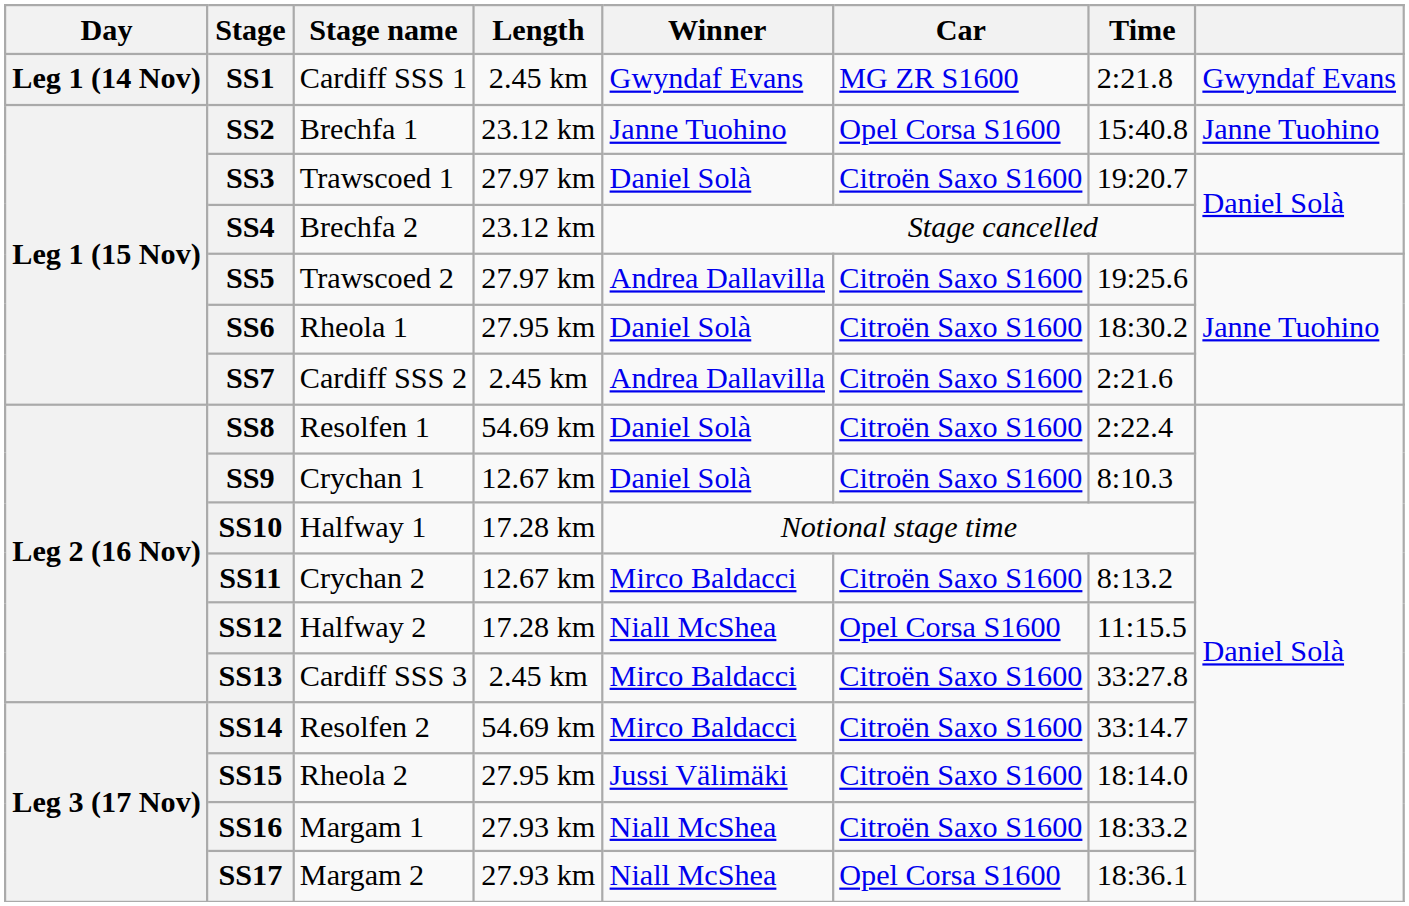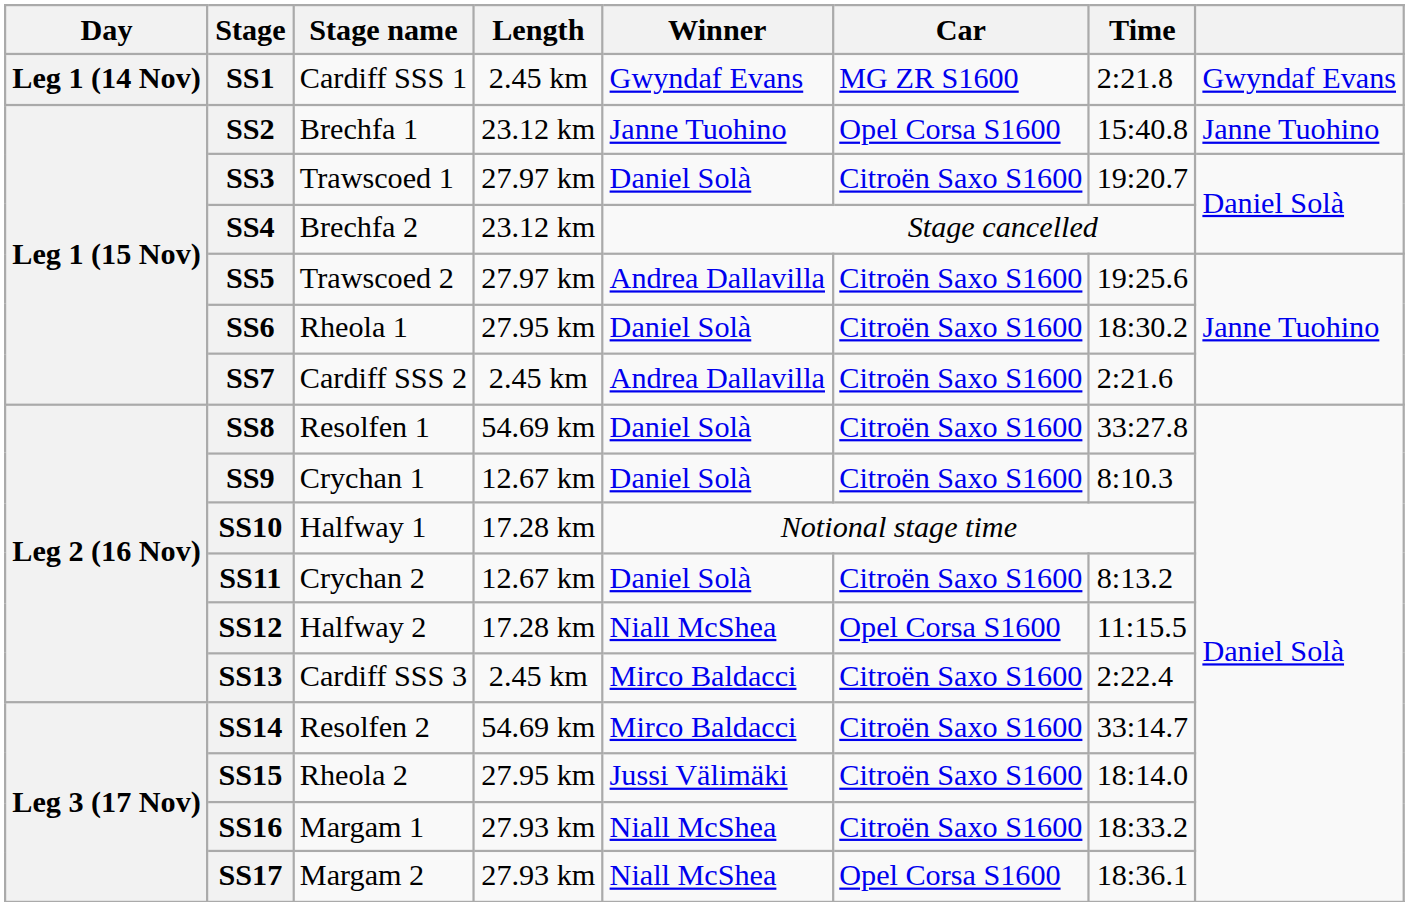(1135, 427) 2:22.4 -> (1142, 427) 33:27.8
(703, 576) Mirco Baldacci -> (680, 576) Daniel Solà
(1142, 676) 33:27.8 -> (1135, 676) 2:22.4
